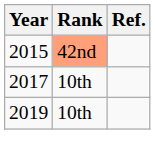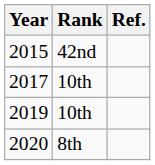(77, 50) lightsalmon background -> (77, 50) no background
+ row: (29, 143)
